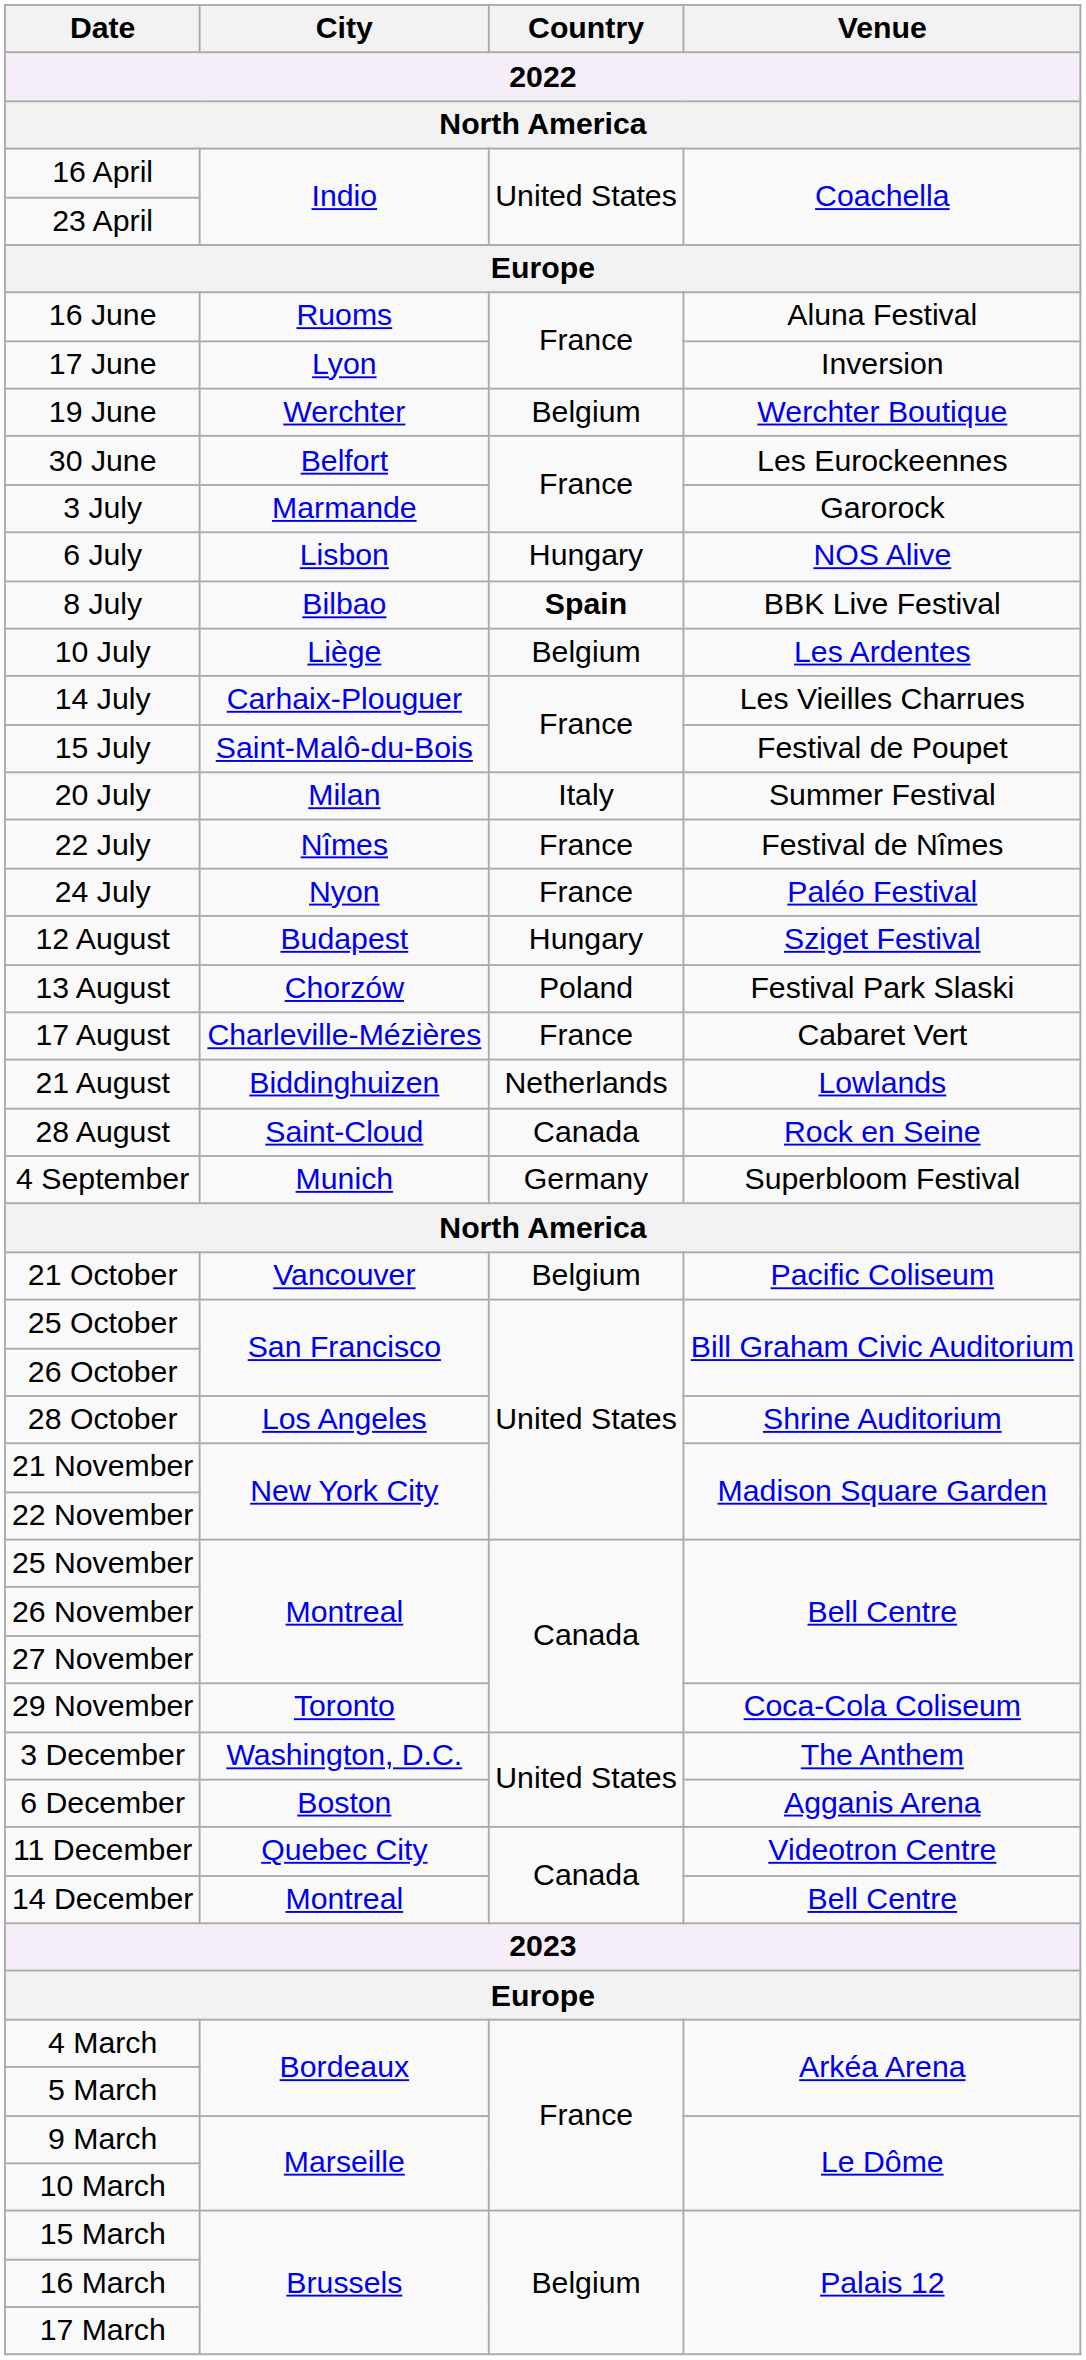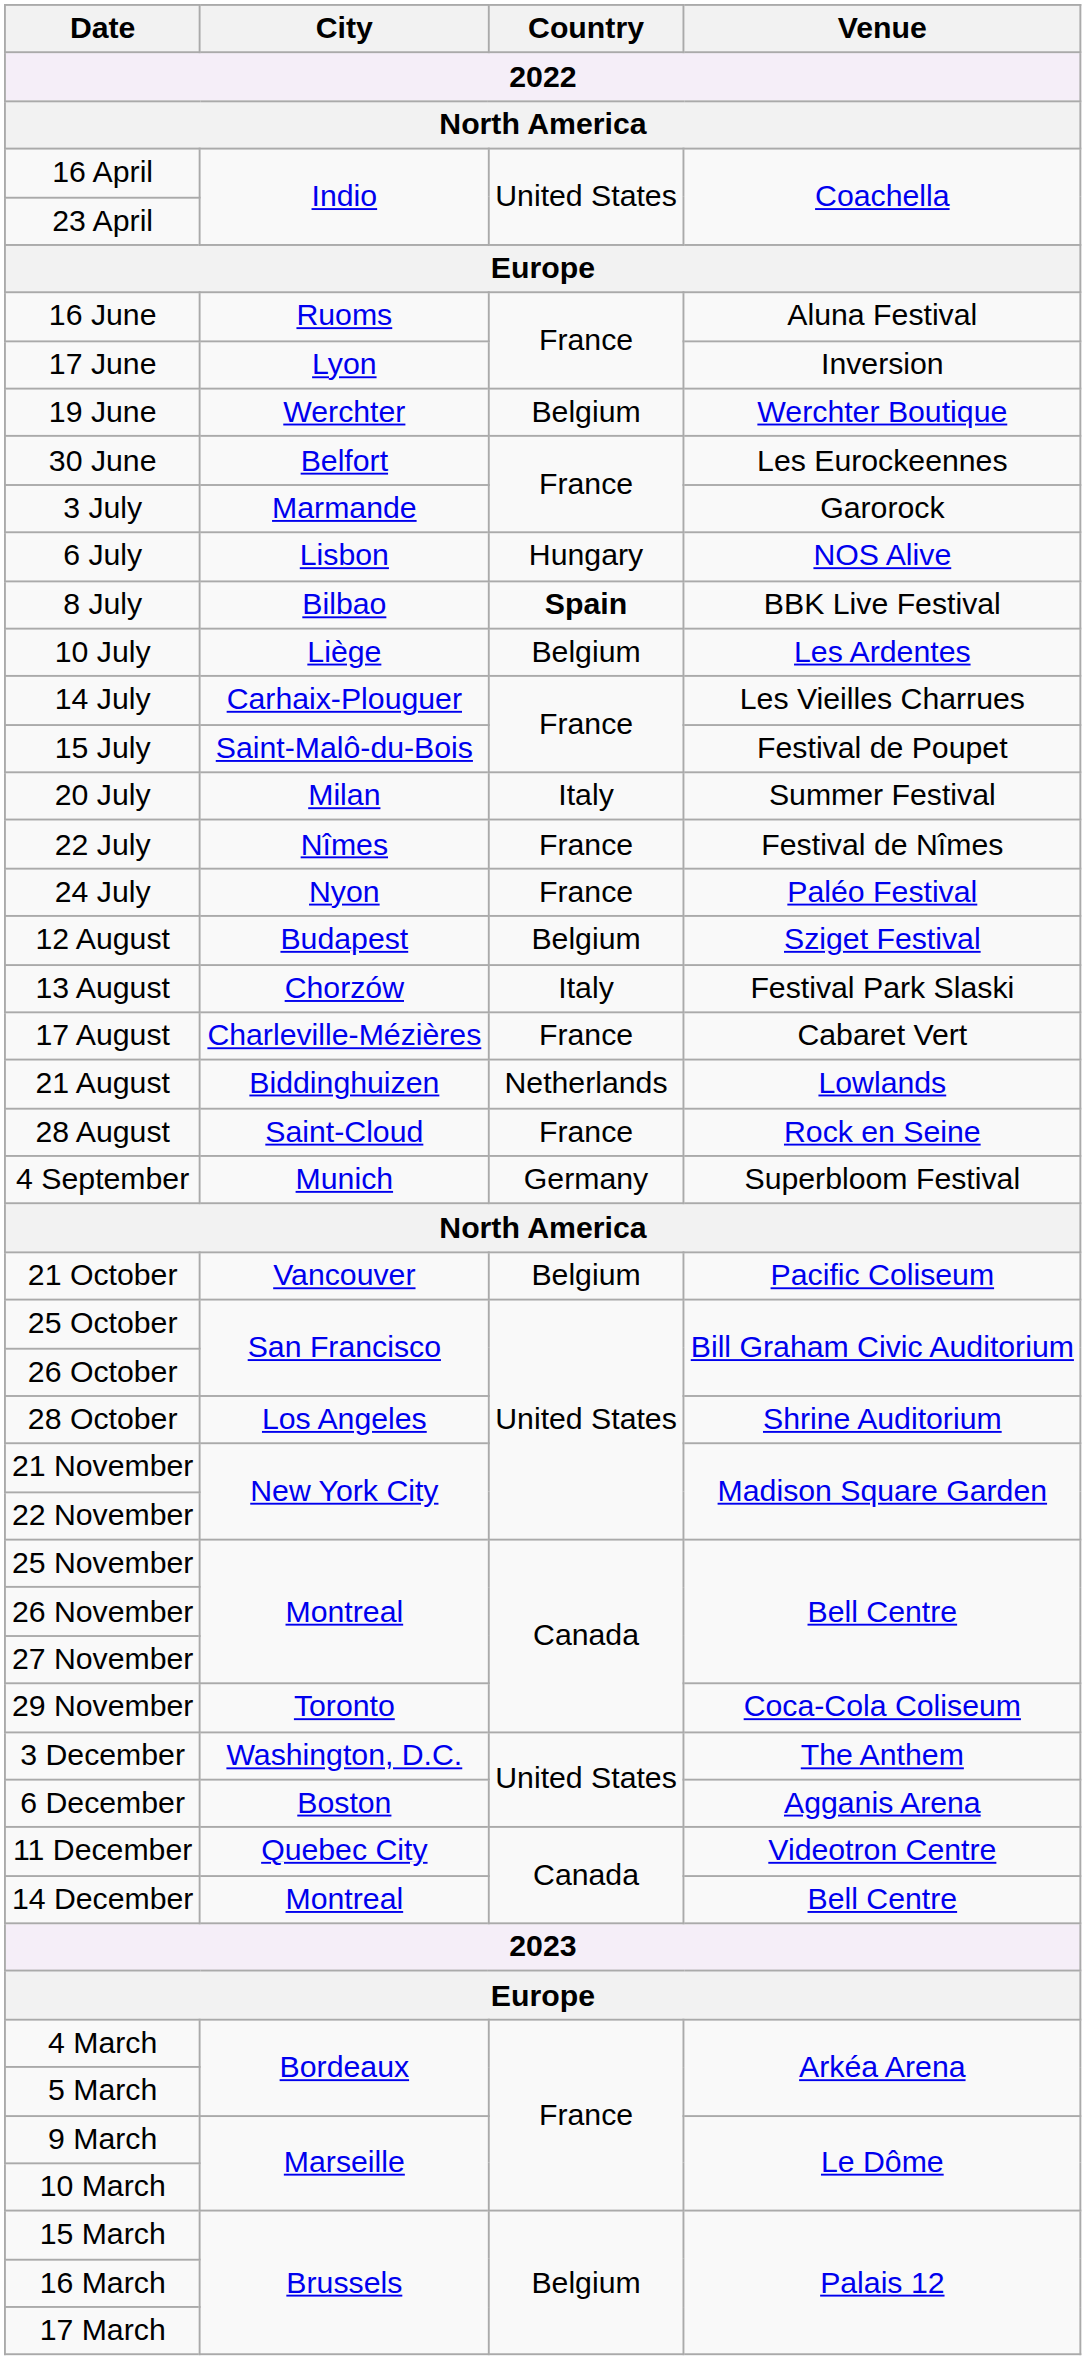(586, 939) Hungary -> (586, 939) Belgium
(586, 987) Poland -> (586, 987) Italy
(586, 1131) Canada -> (586, 1131) France
